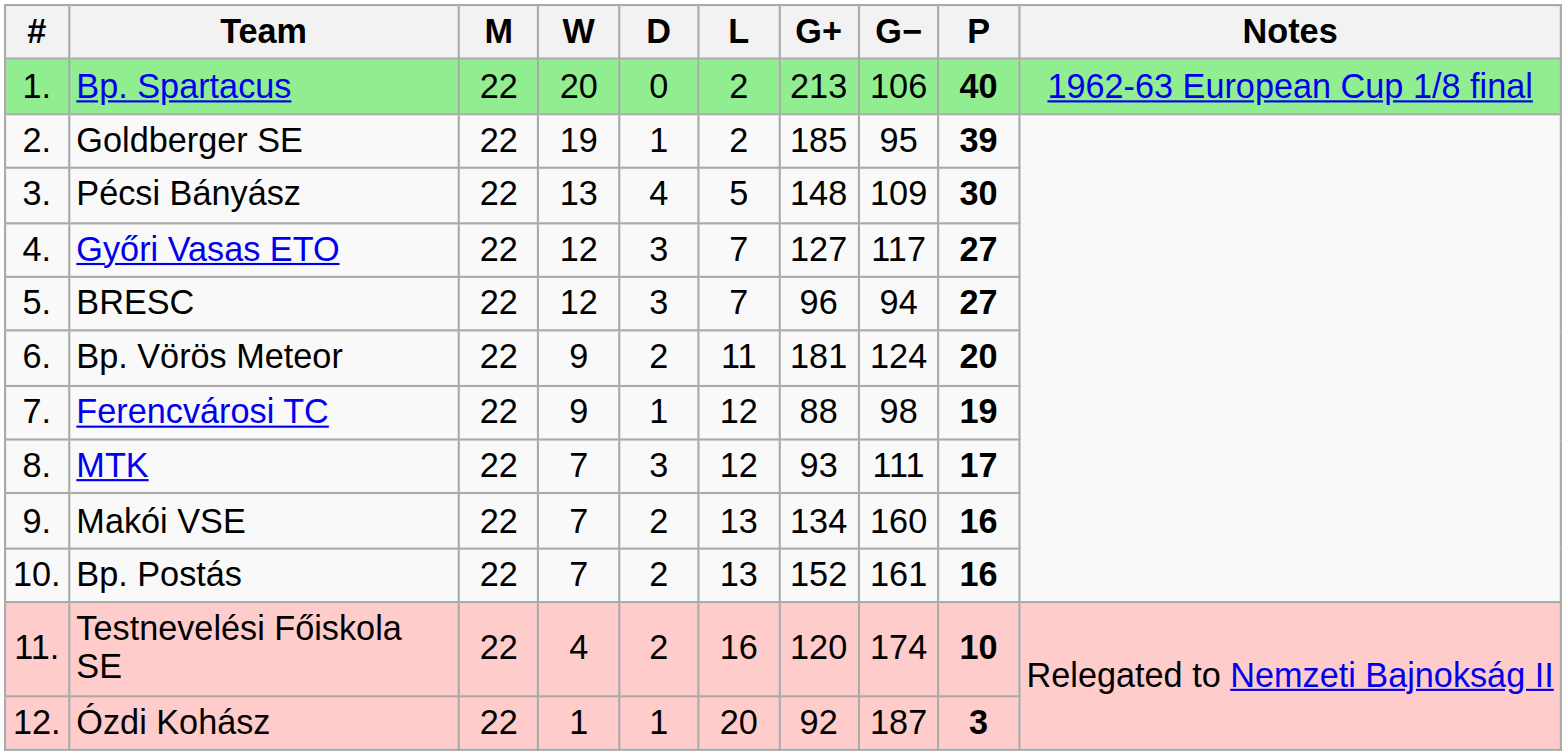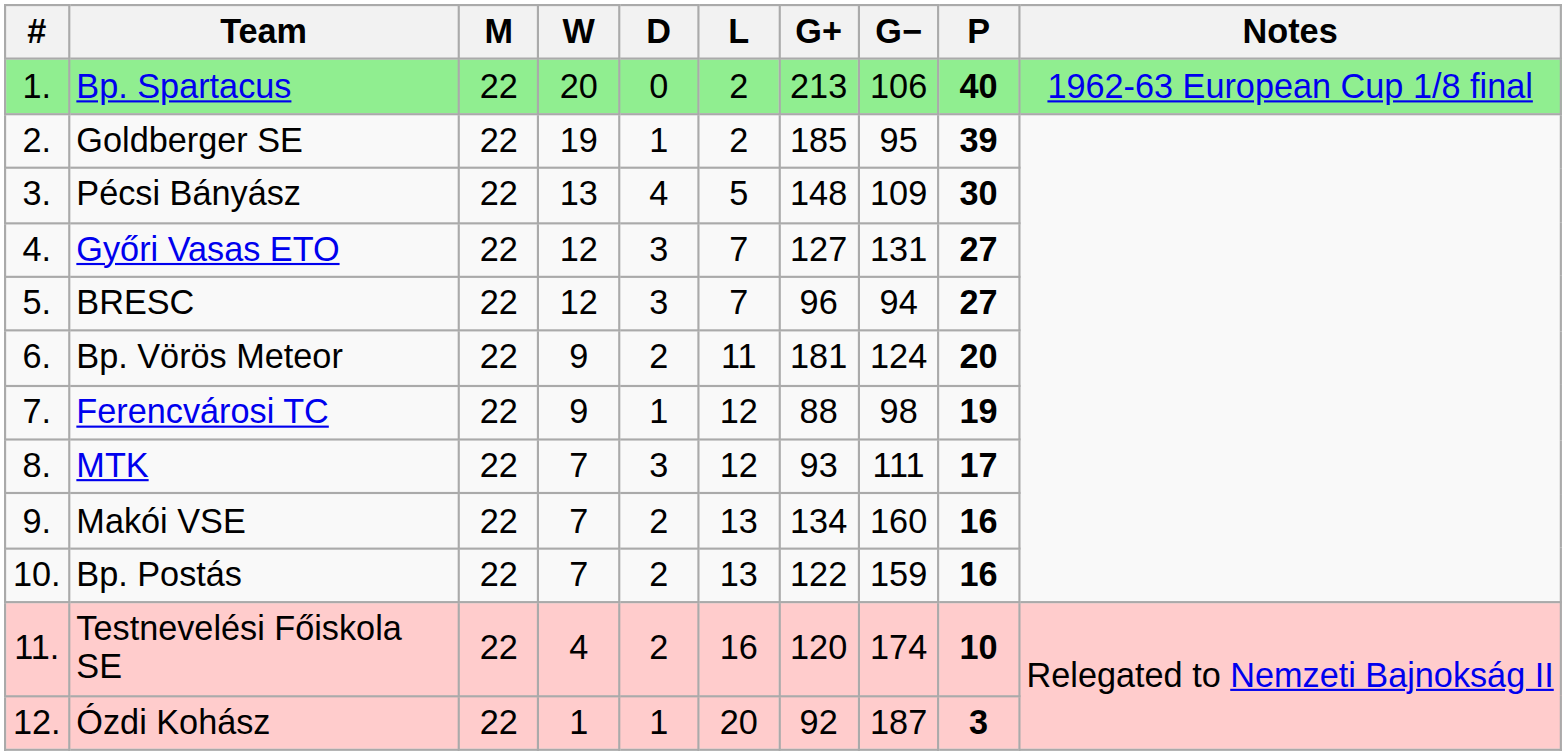(899, 248) 117 -> (899, 248) 131
(819, 574) 152 -> (819, 574) 122
(899, 574) 161 -> (899, 574) 159
